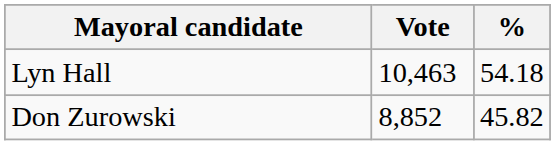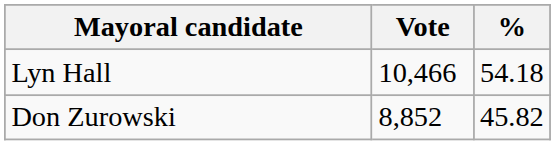(417, 71) 10,463 -> (417, 71) 10,466
